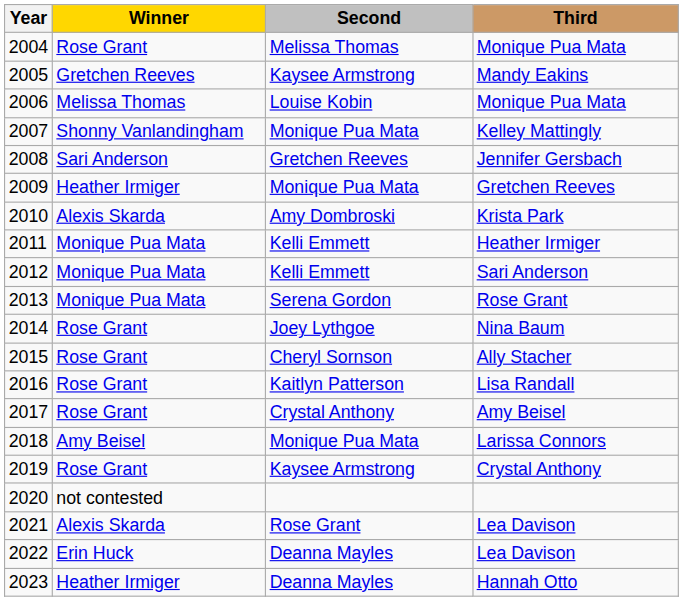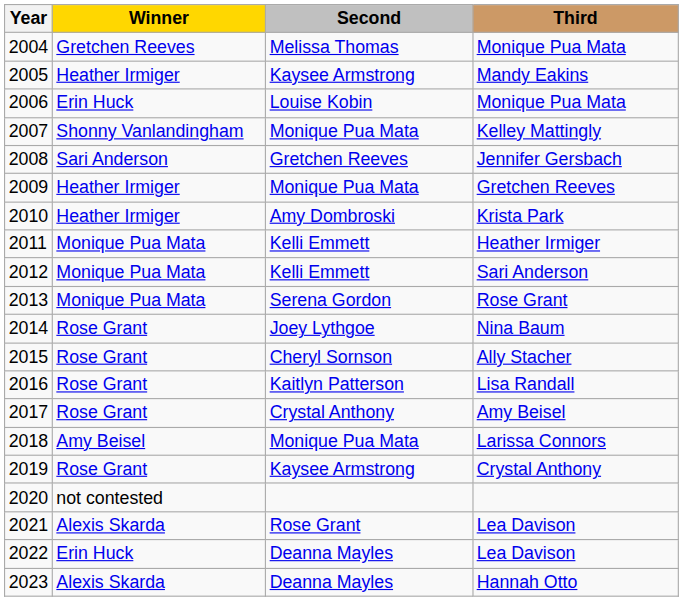(102, 46) Rose Grant -> (125, 46) Gretchen Reeves
(125, 74) Gretchen Reeves -> (118, 74) Heather Irmiger
(121, 103) Melissa Thomas -> (95, 103) Erin Huck
(111, 215) Alexis Skarda -> (118, 215) Heather Irmiger
(118, 581) Heather Irmiger -> (111, 581) Alexis Skarda
